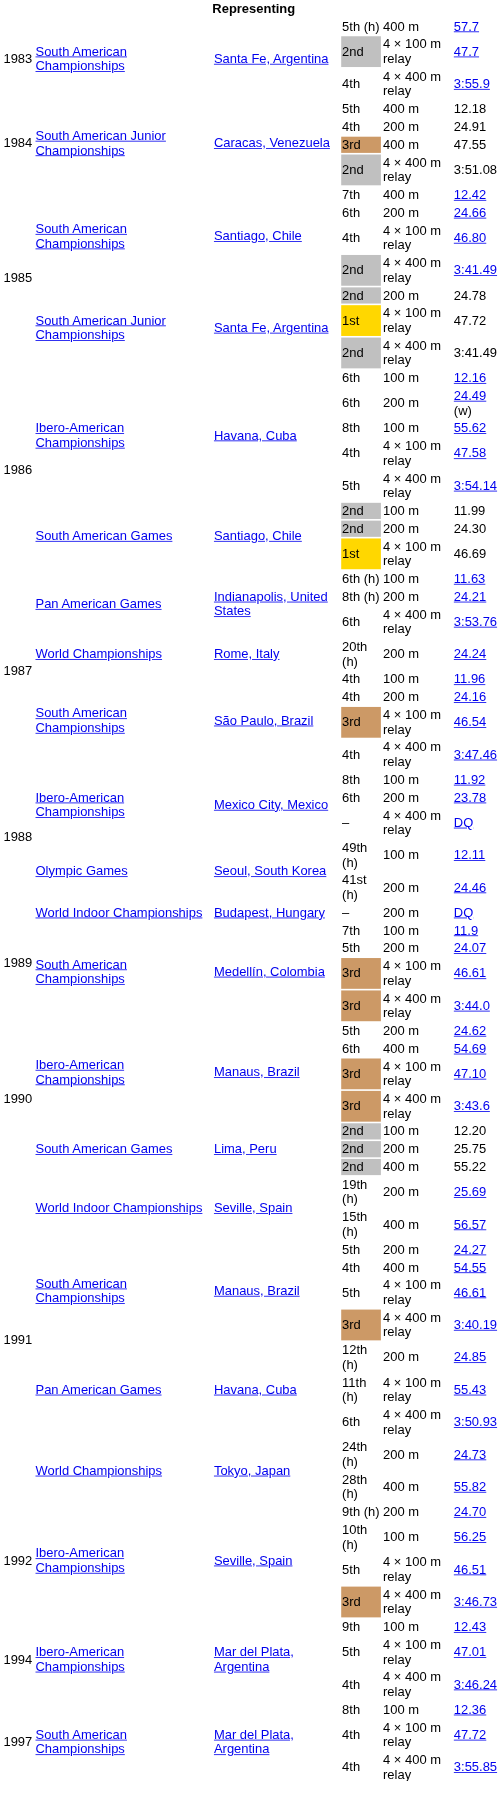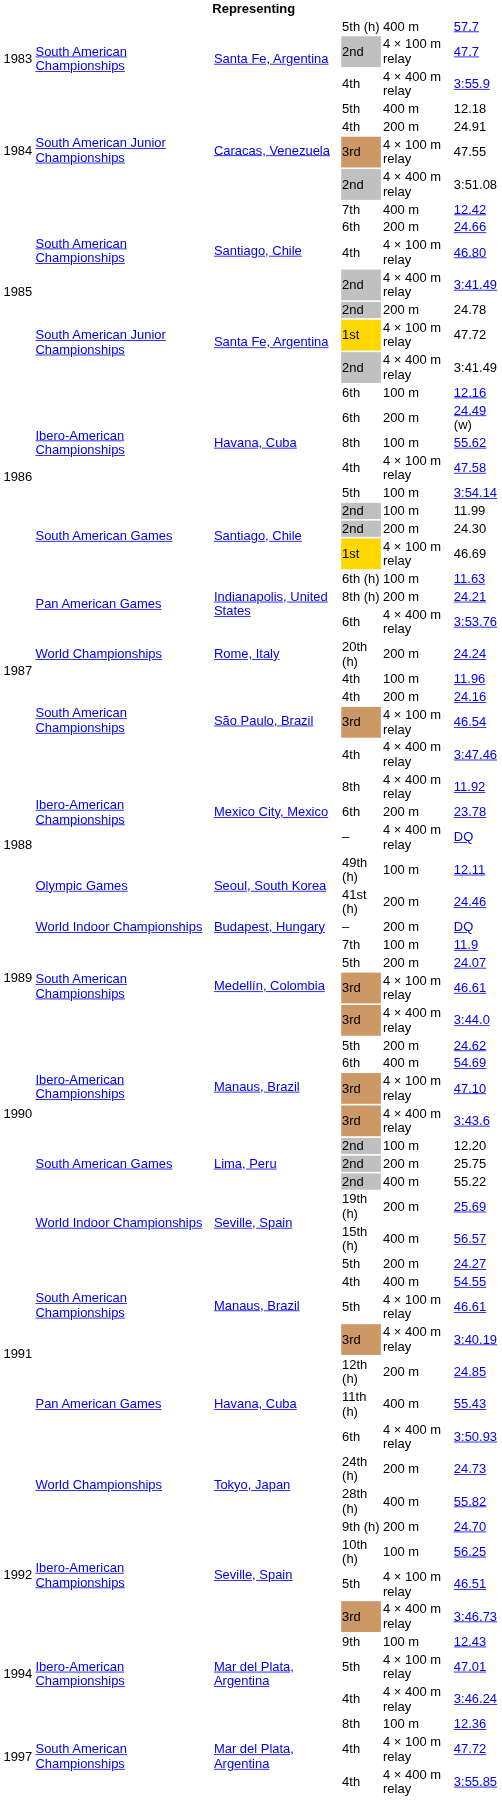(401, 144) 400 m -> (412, 152) 4 × 100 m relay
(412, 485) 4 × 400 m relay -> (401, 493) 100 m
(401, 779) 100 m -> (412, 787) 4 × 400 m relay
(412, 1389) 4 × 100 m relay -> (401, 1404) 400 m
